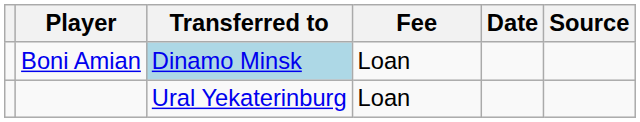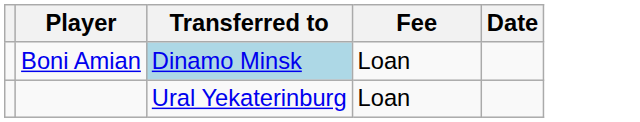- column: (589, 23)
